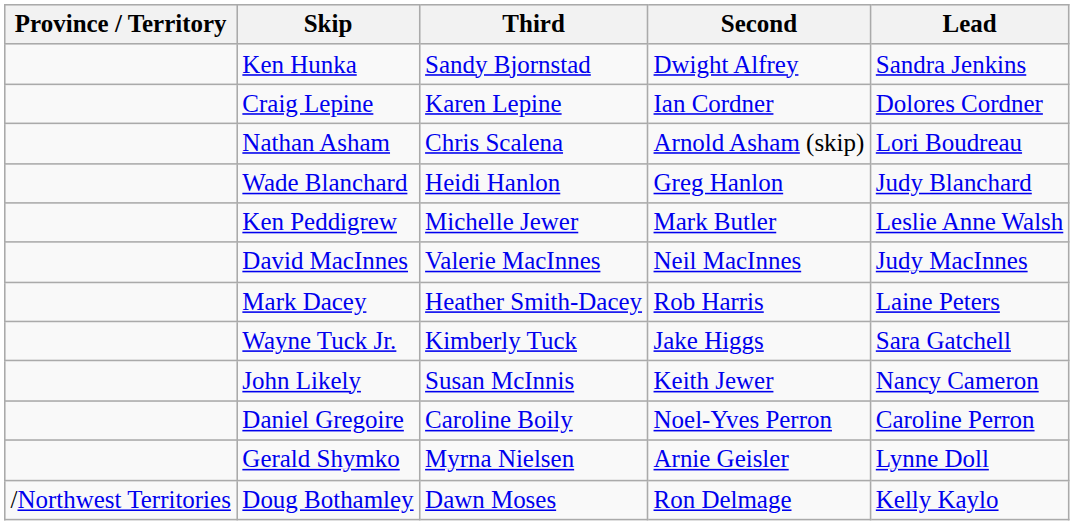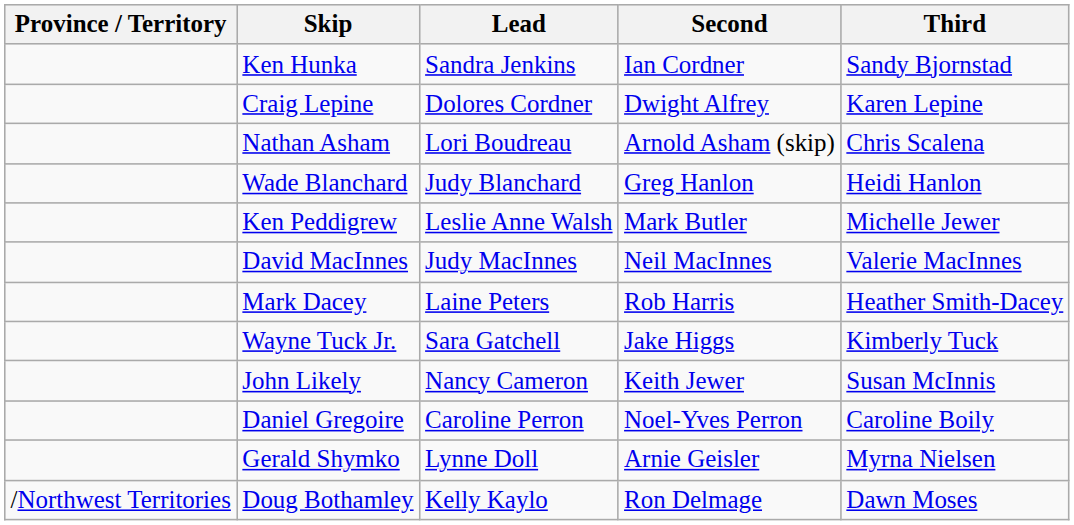columns swapped: (534, 24) <-> (970, 24)
(726, 63) Dwight Alfrey -> (684, 63) Ian Cordner
(713, 103) Ian Cordner -> (697, 103) Dwight Alfrey
